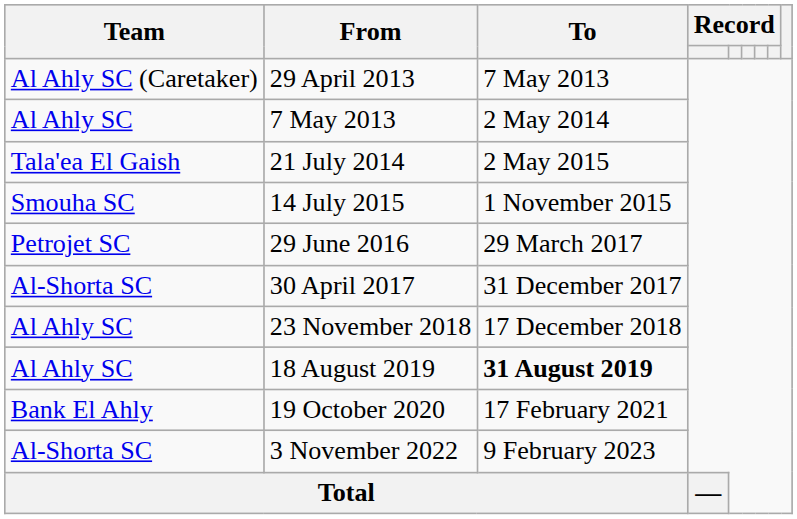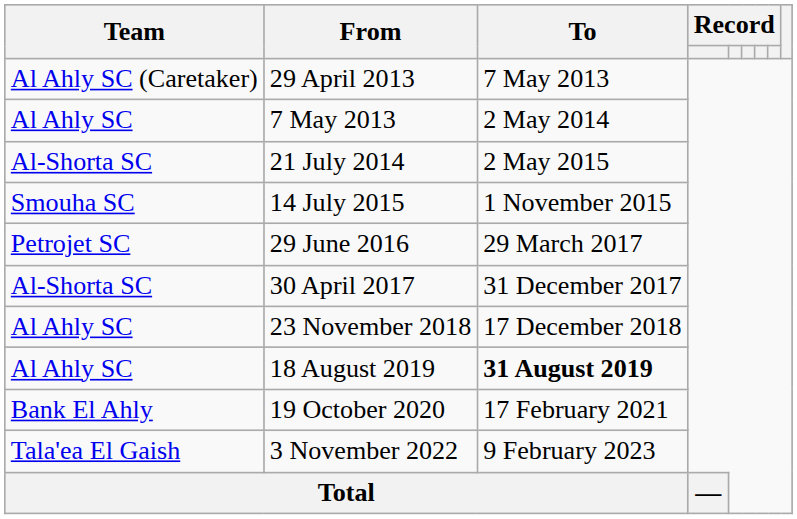(96, 161) Tala'ea El Gaish -> (81, 161) Al-Shorta SC
(81, 450) Al-Shorta SC -> (96, 450) Tala'ea El Gaish
